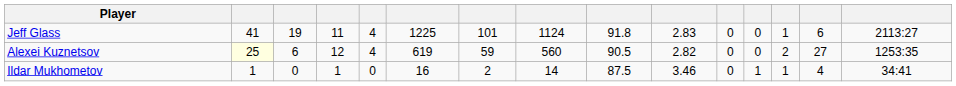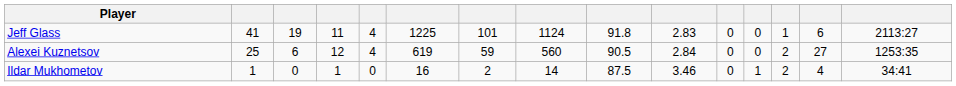(253, 52) lightyellow background -> (253, 52) no background
(684, 52) 2.82 -> (684, 52) 2.84
(785, 71) 1 -> (785, 71) 2
